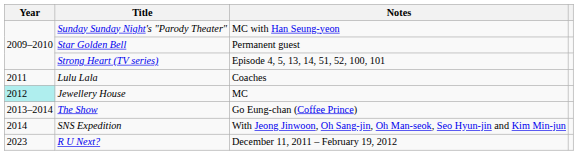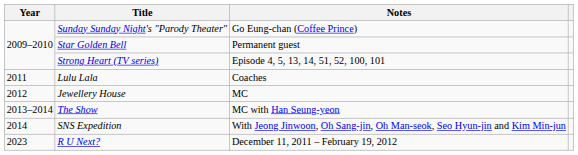(286, 28) MC with Han Seung-yeon -> (294, 28) Go Eung-chan (Coffee Prince)
(17, 93) paleturquoise background -> (17, 93) no background
(294, 110) Go Eung-chan (Coffee Prince) -> (286, 110) MC with Han Seung-yeon
